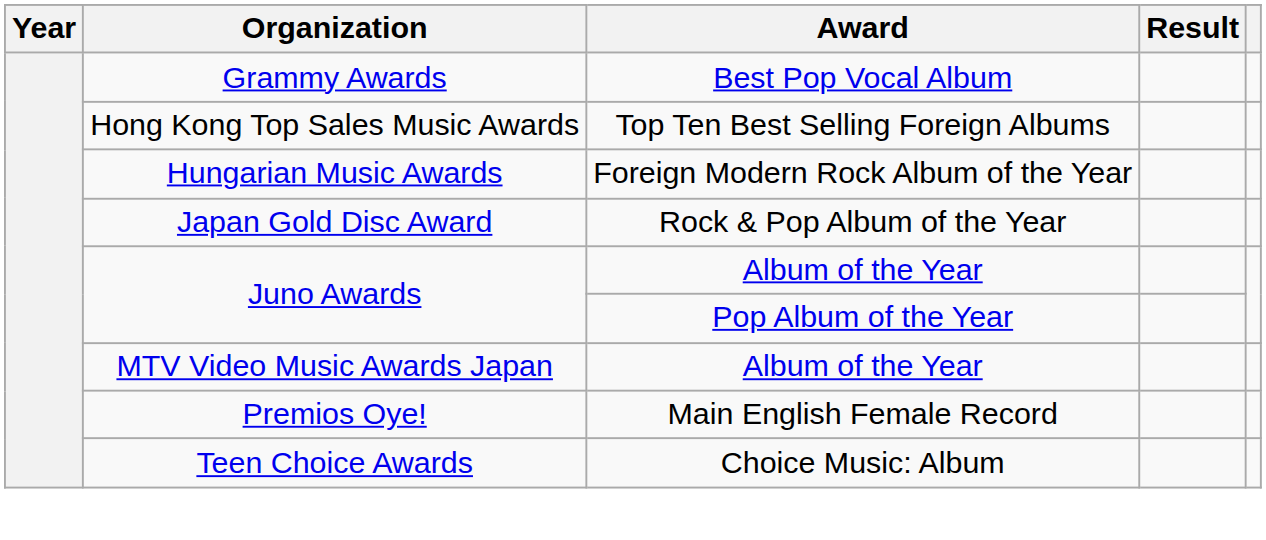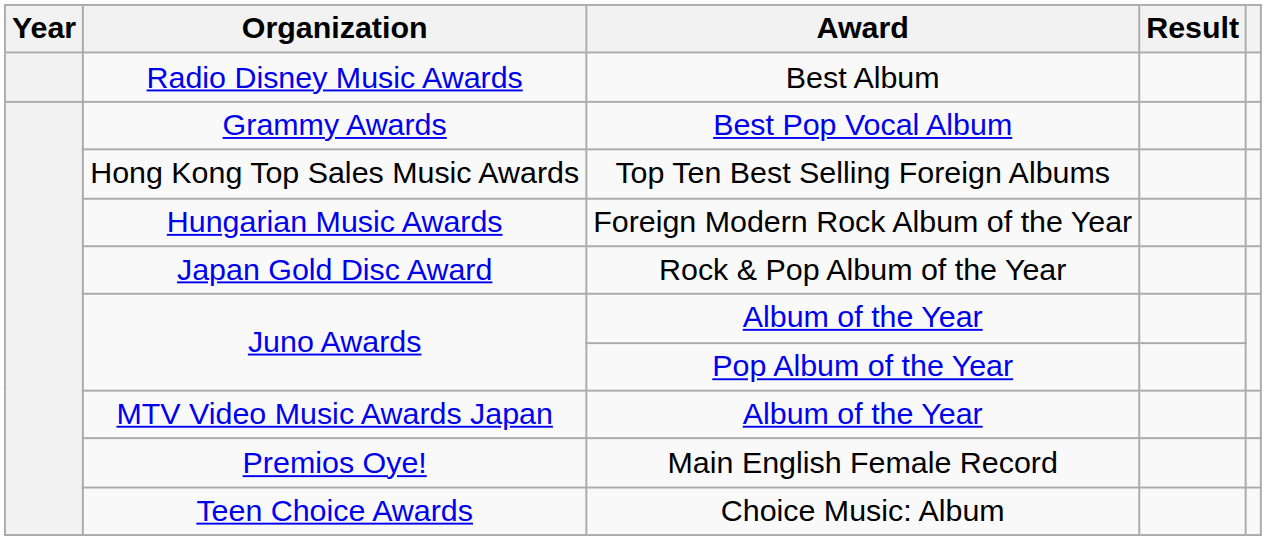+ row: (335, 76)
